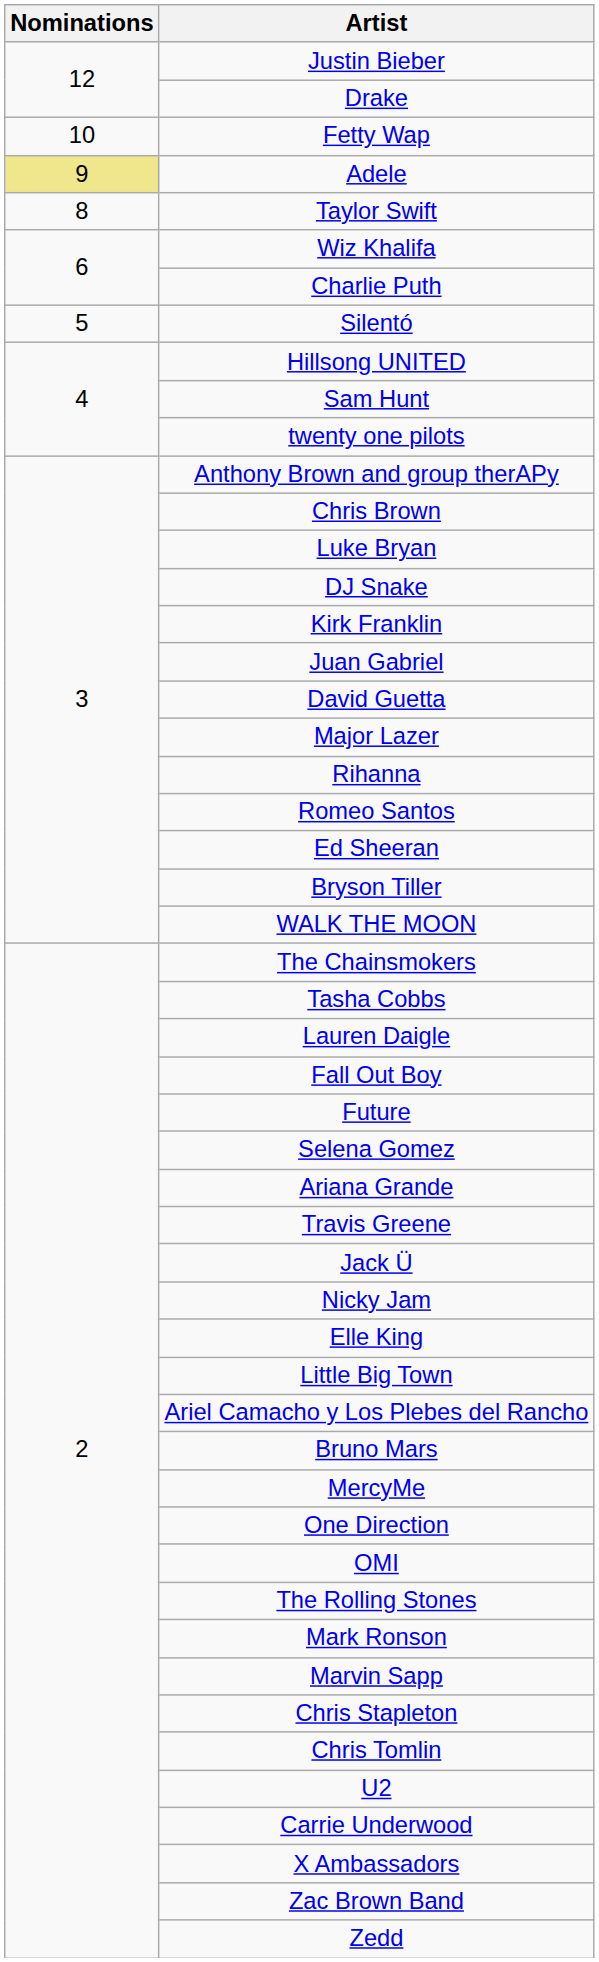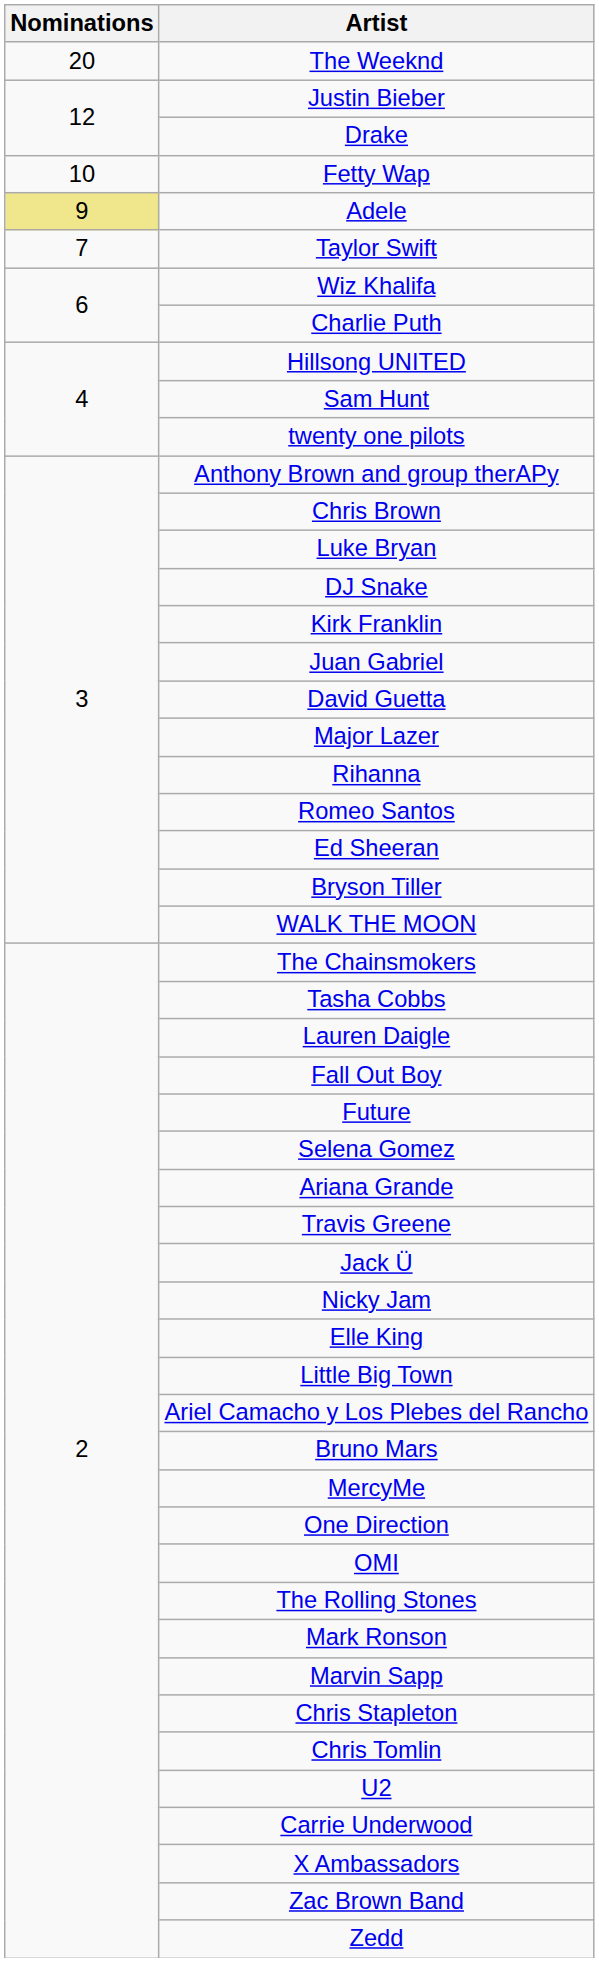+ row: (376, 60)
(82, 211) 8 -> (82, 248) 7
- row: (376, 323)
